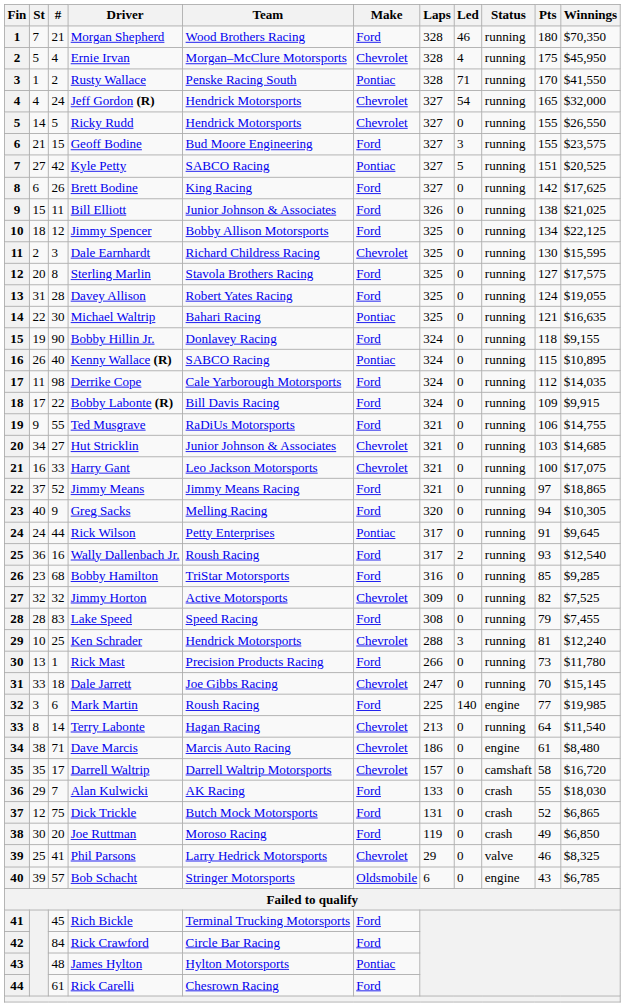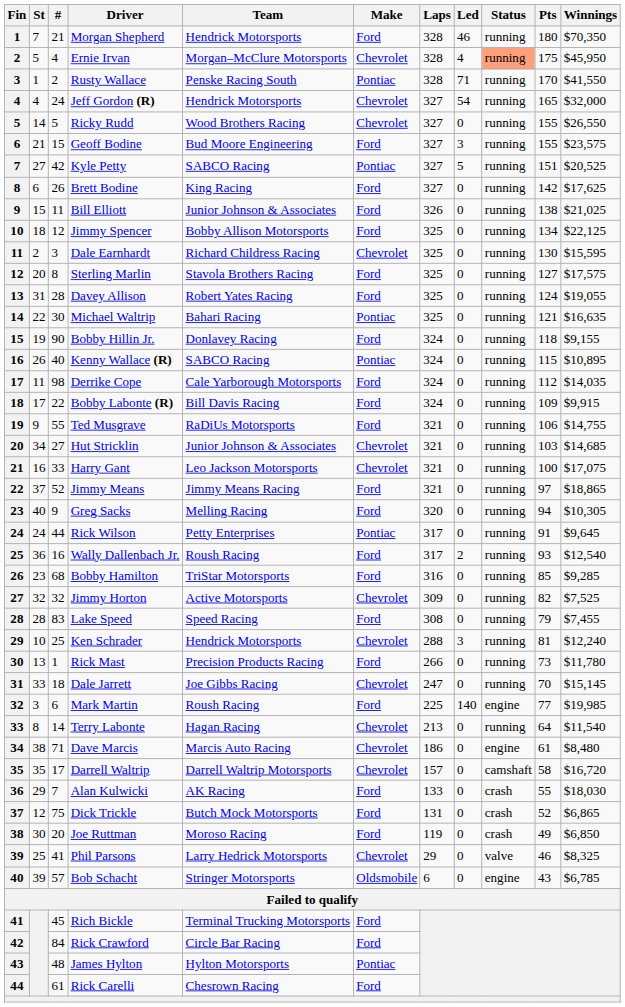(245, 37) Wood Brothers Racing -> (243, 37) Hendrick Motorsports
(505, 58) no background -> (505, 58) lightsalmon background
(243, 123) Hendrick Motorsports -> (245, 123) Wood Brothers Racing
